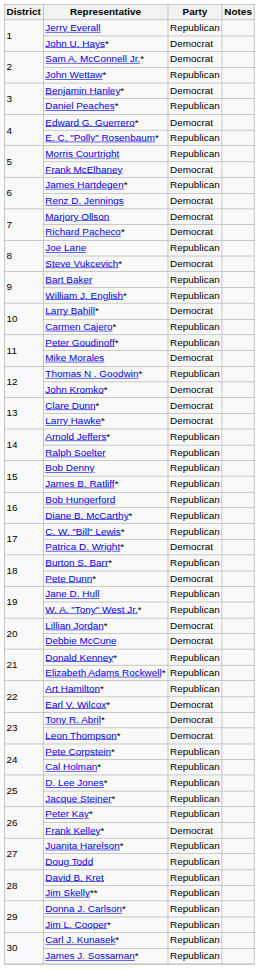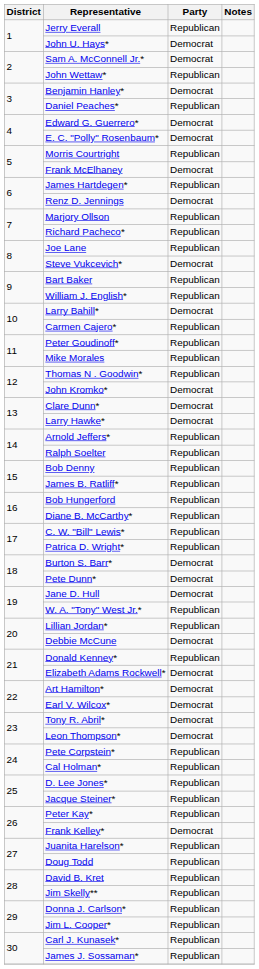(195, 138) Republican -> (192, 138) Democrat
(192, 216) Democrat -> (195, 216) Republican
(192, 232) Democrat -> (195, 232) Republican
(192, 358) Democrat -> (195, 358) Republican
(192, 547) Democrat -> (195, 547) Republican
(195, 563) Republican -> (192, 563) Democrat
(195, 594) Republican -> (192, 594) Democrat
(192, 625) Democrat -> (195, 625) Republican
(195, 673) Republican -> (192, 673) Democrat
(195, 688) Republican -> (192, 688) Democrat
